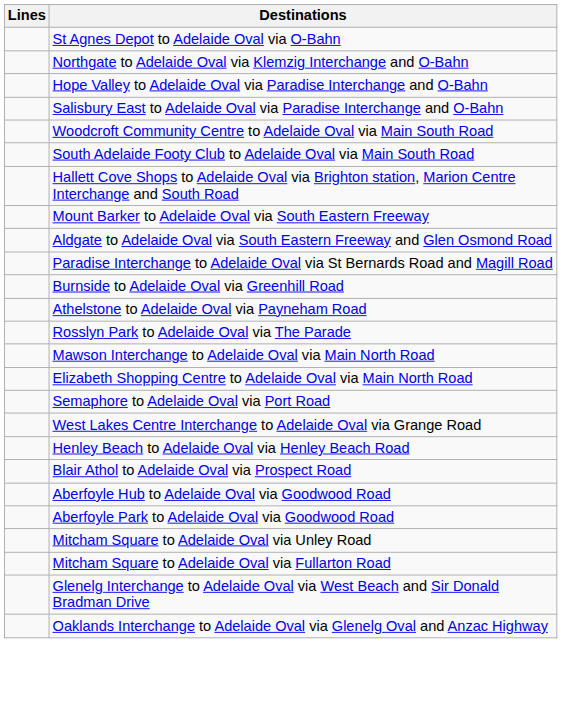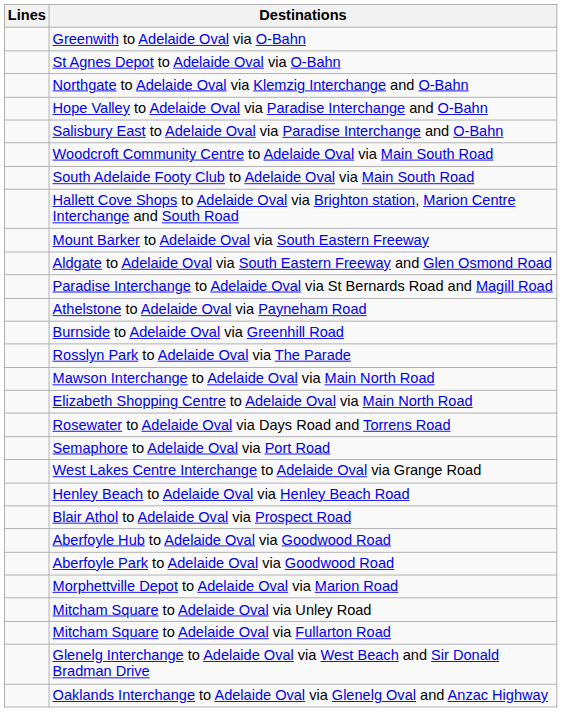+ row: (179, 39)
rows swapped: (210, 309) <-> (198, 286)
+ row: (252, 424)
+ row: (225, 586)
